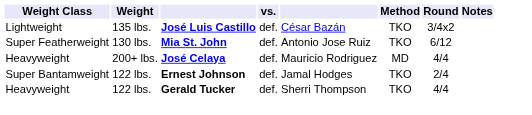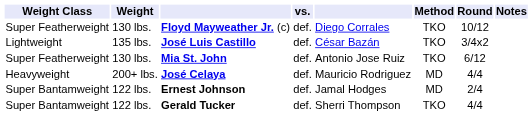+ row: (225, 27)
(400, 74) TKO -> (434, 90) MD
(37, 90) Heavyweight -> (57, 105) Super Bantamweight
